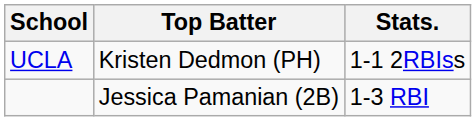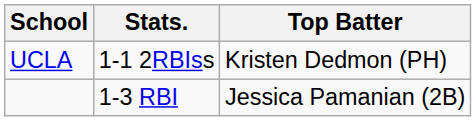columns swapped: (219, 23) <-> (407, 23)
